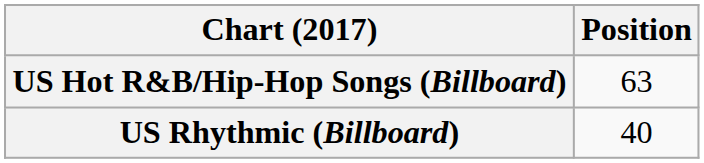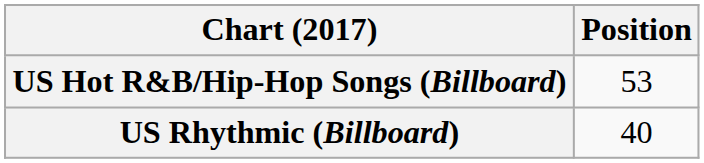(637, 81) 63 -> (637, 81) 53
